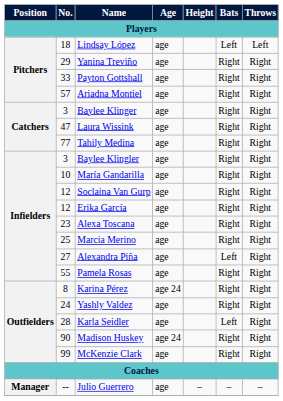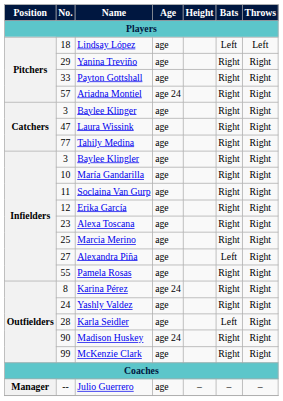(162, 94) age -> (168, 94) age 24
(65, 192) 12 -> (65, 192) 11
